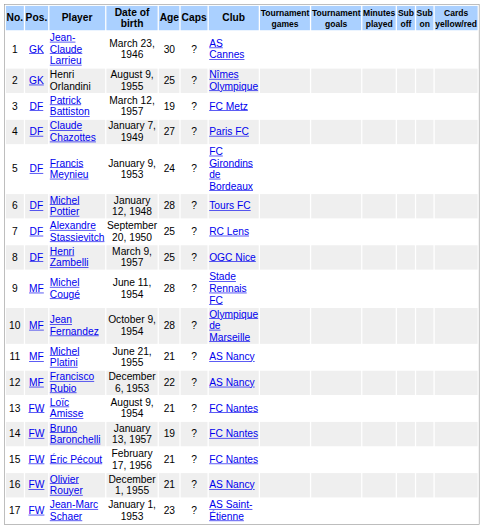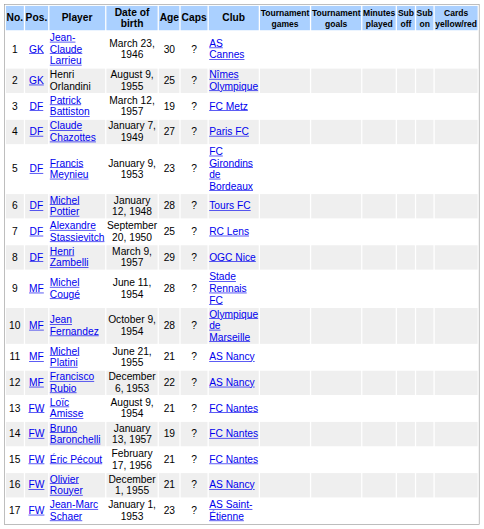(169, 169) 24 -> (169, 169) 23
(169, 257) 25 -> (169, 257) 29
